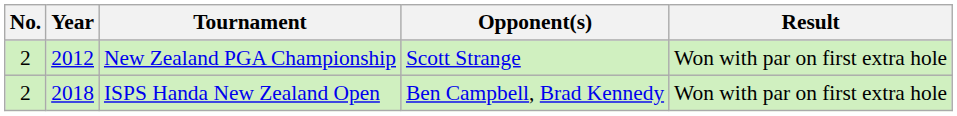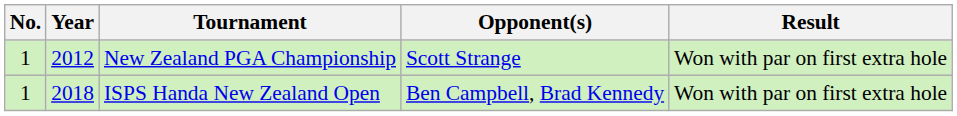(25, 57) 2 -> (25, 57) 1
(25, 93) 2 -> (25, 93) 1
